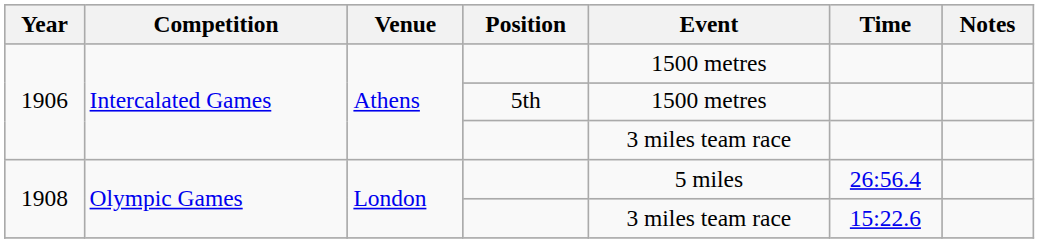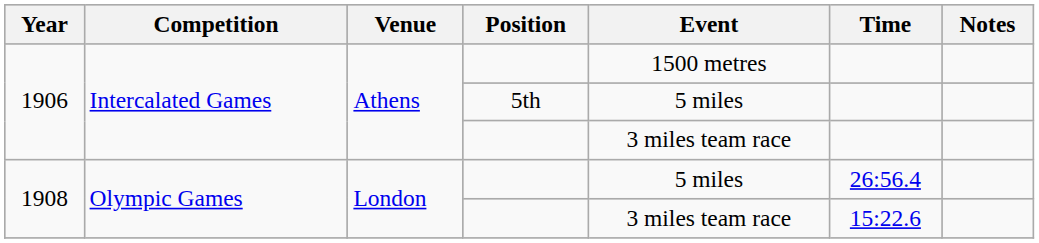(709, 101) 1500 metres -> (709, 101) 5 miles
